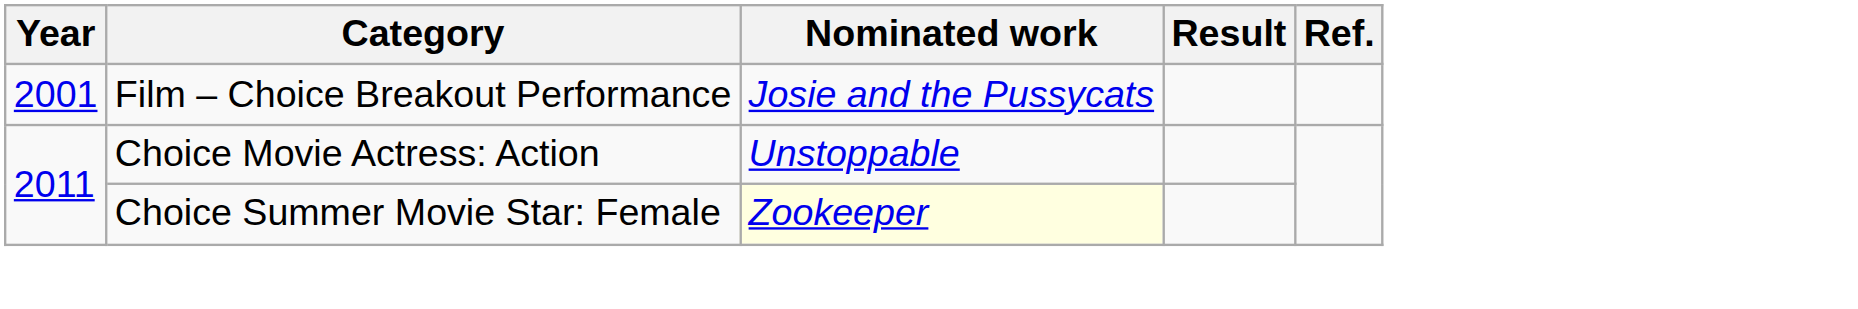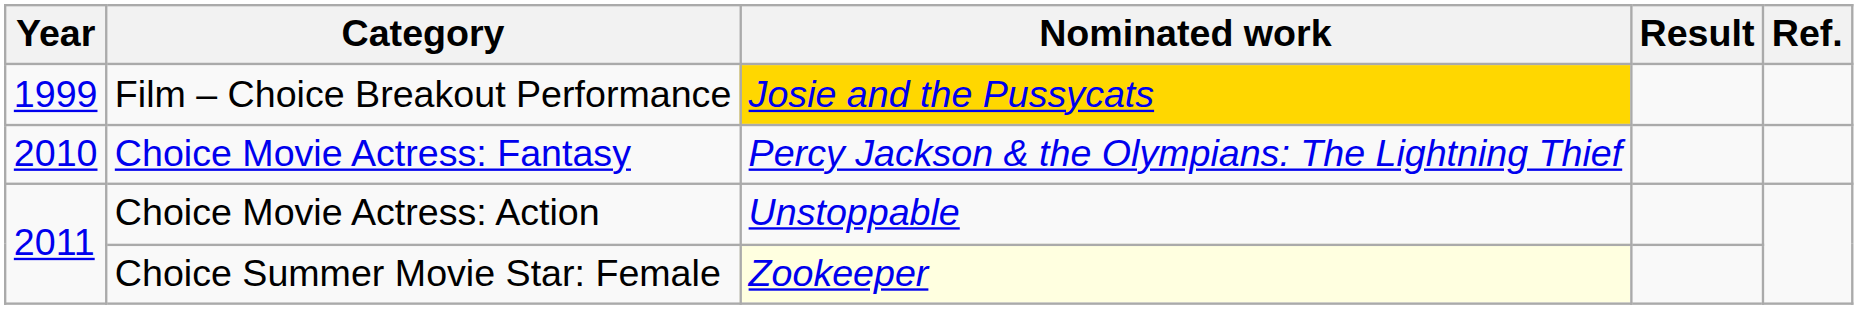(56, 93) 2001 -> (56, 93) 1999
(951, 93) no background -> (951, 93) gold background
+ row: (373, 153)
